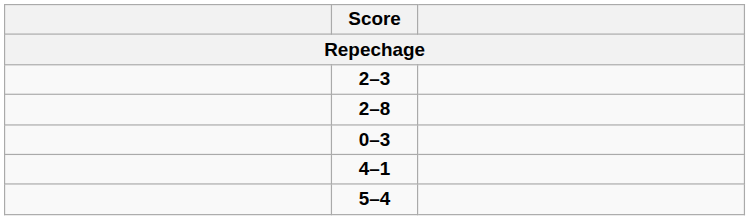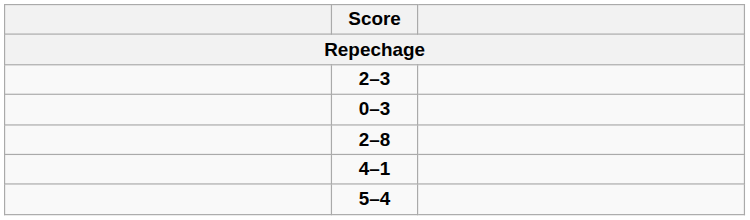rows swapped: (375, 139) <-> (375, 109)
